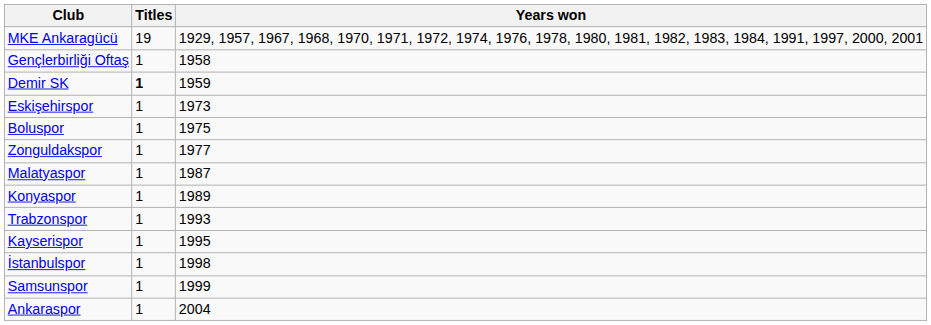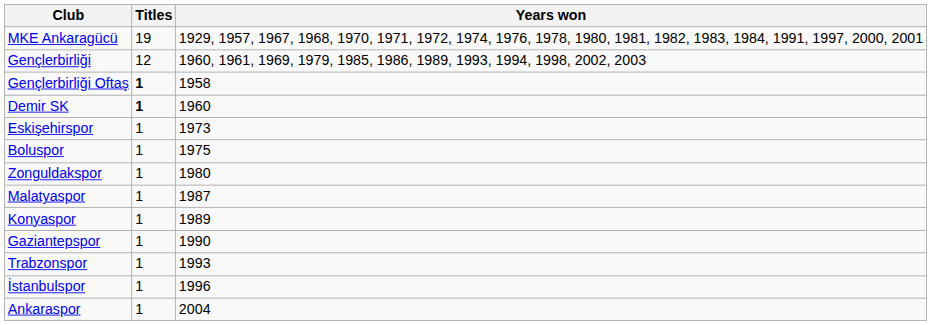+ row: (49, 60)
(139, 60) normal -> (139, 83) bold
(195, 83) 1959 -> (195, 106) 1960
(195, 151) 1977 -> (195, 173) 1980
+ row: (54, 241)
- row: (45, 241)
(195, 264) 1998 -> (195, 286) 1996
- row: (48, 286)
